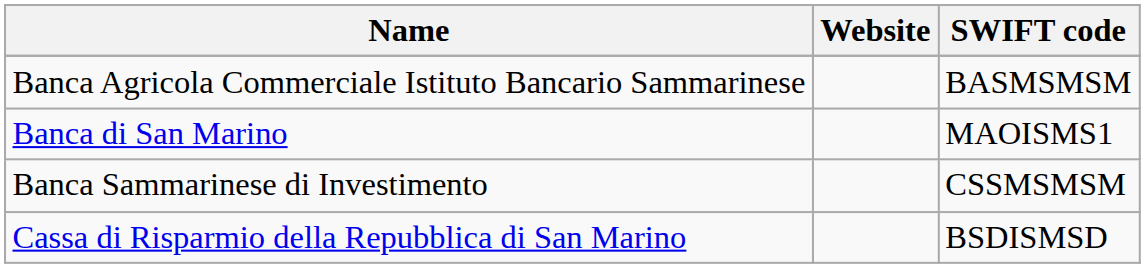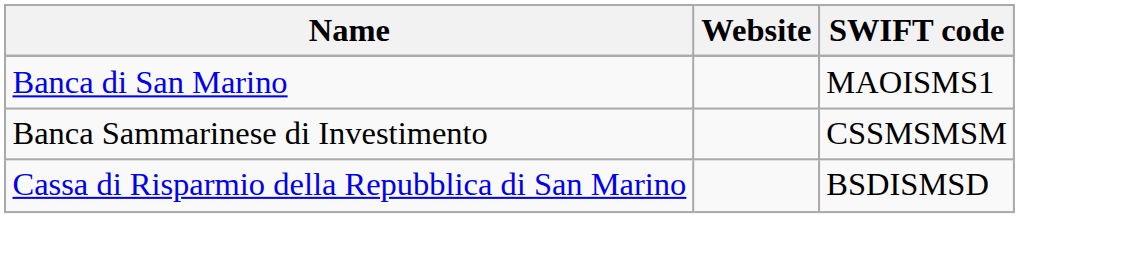- row: (409, 81)
